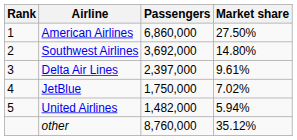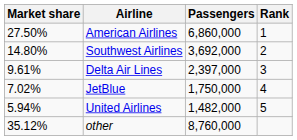columns swapped: (22, 14) <-> (253, 14)
